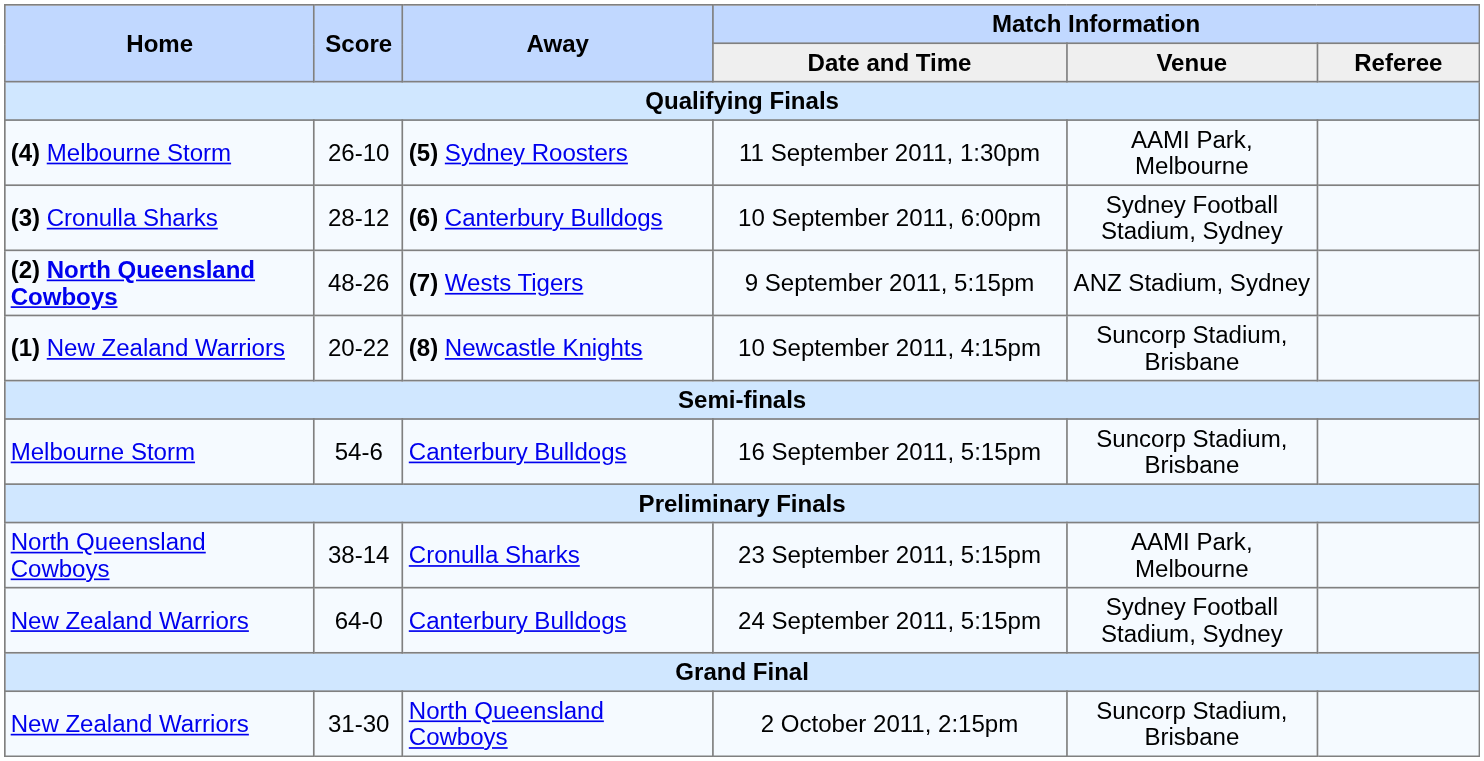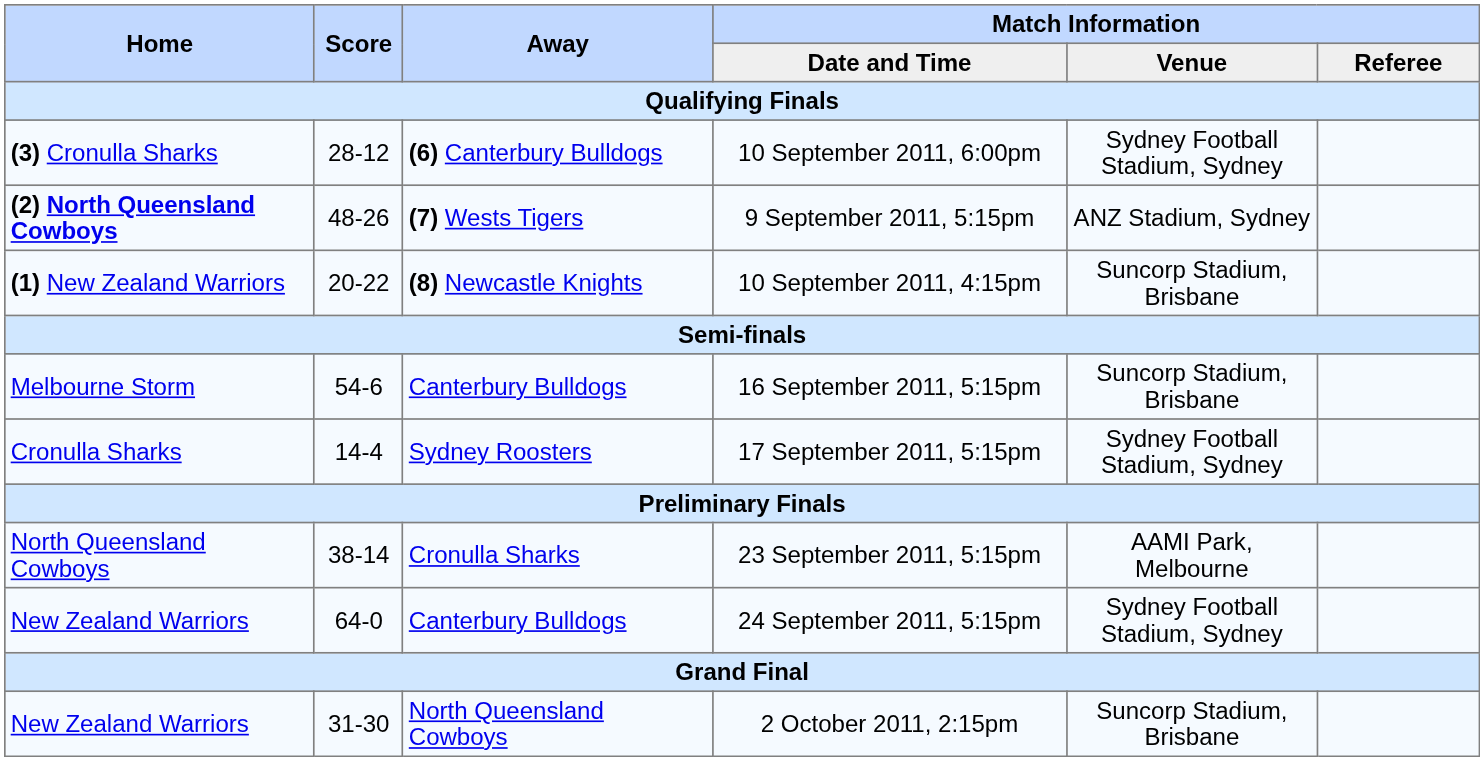- row: (890, 153)
+ row: (890, 452)
